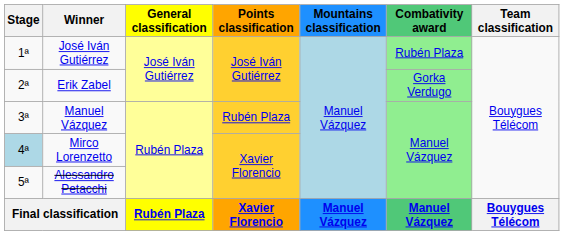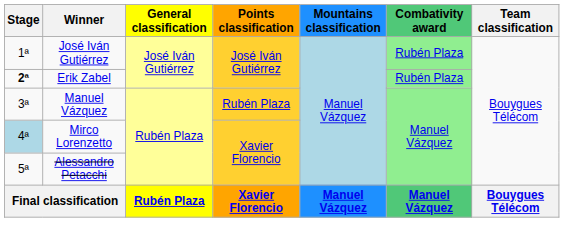(23, 86) normal -> (23, 79) bold
(429, 86) Gorka Verdugo -> (429, 79) Rubén Plaza
